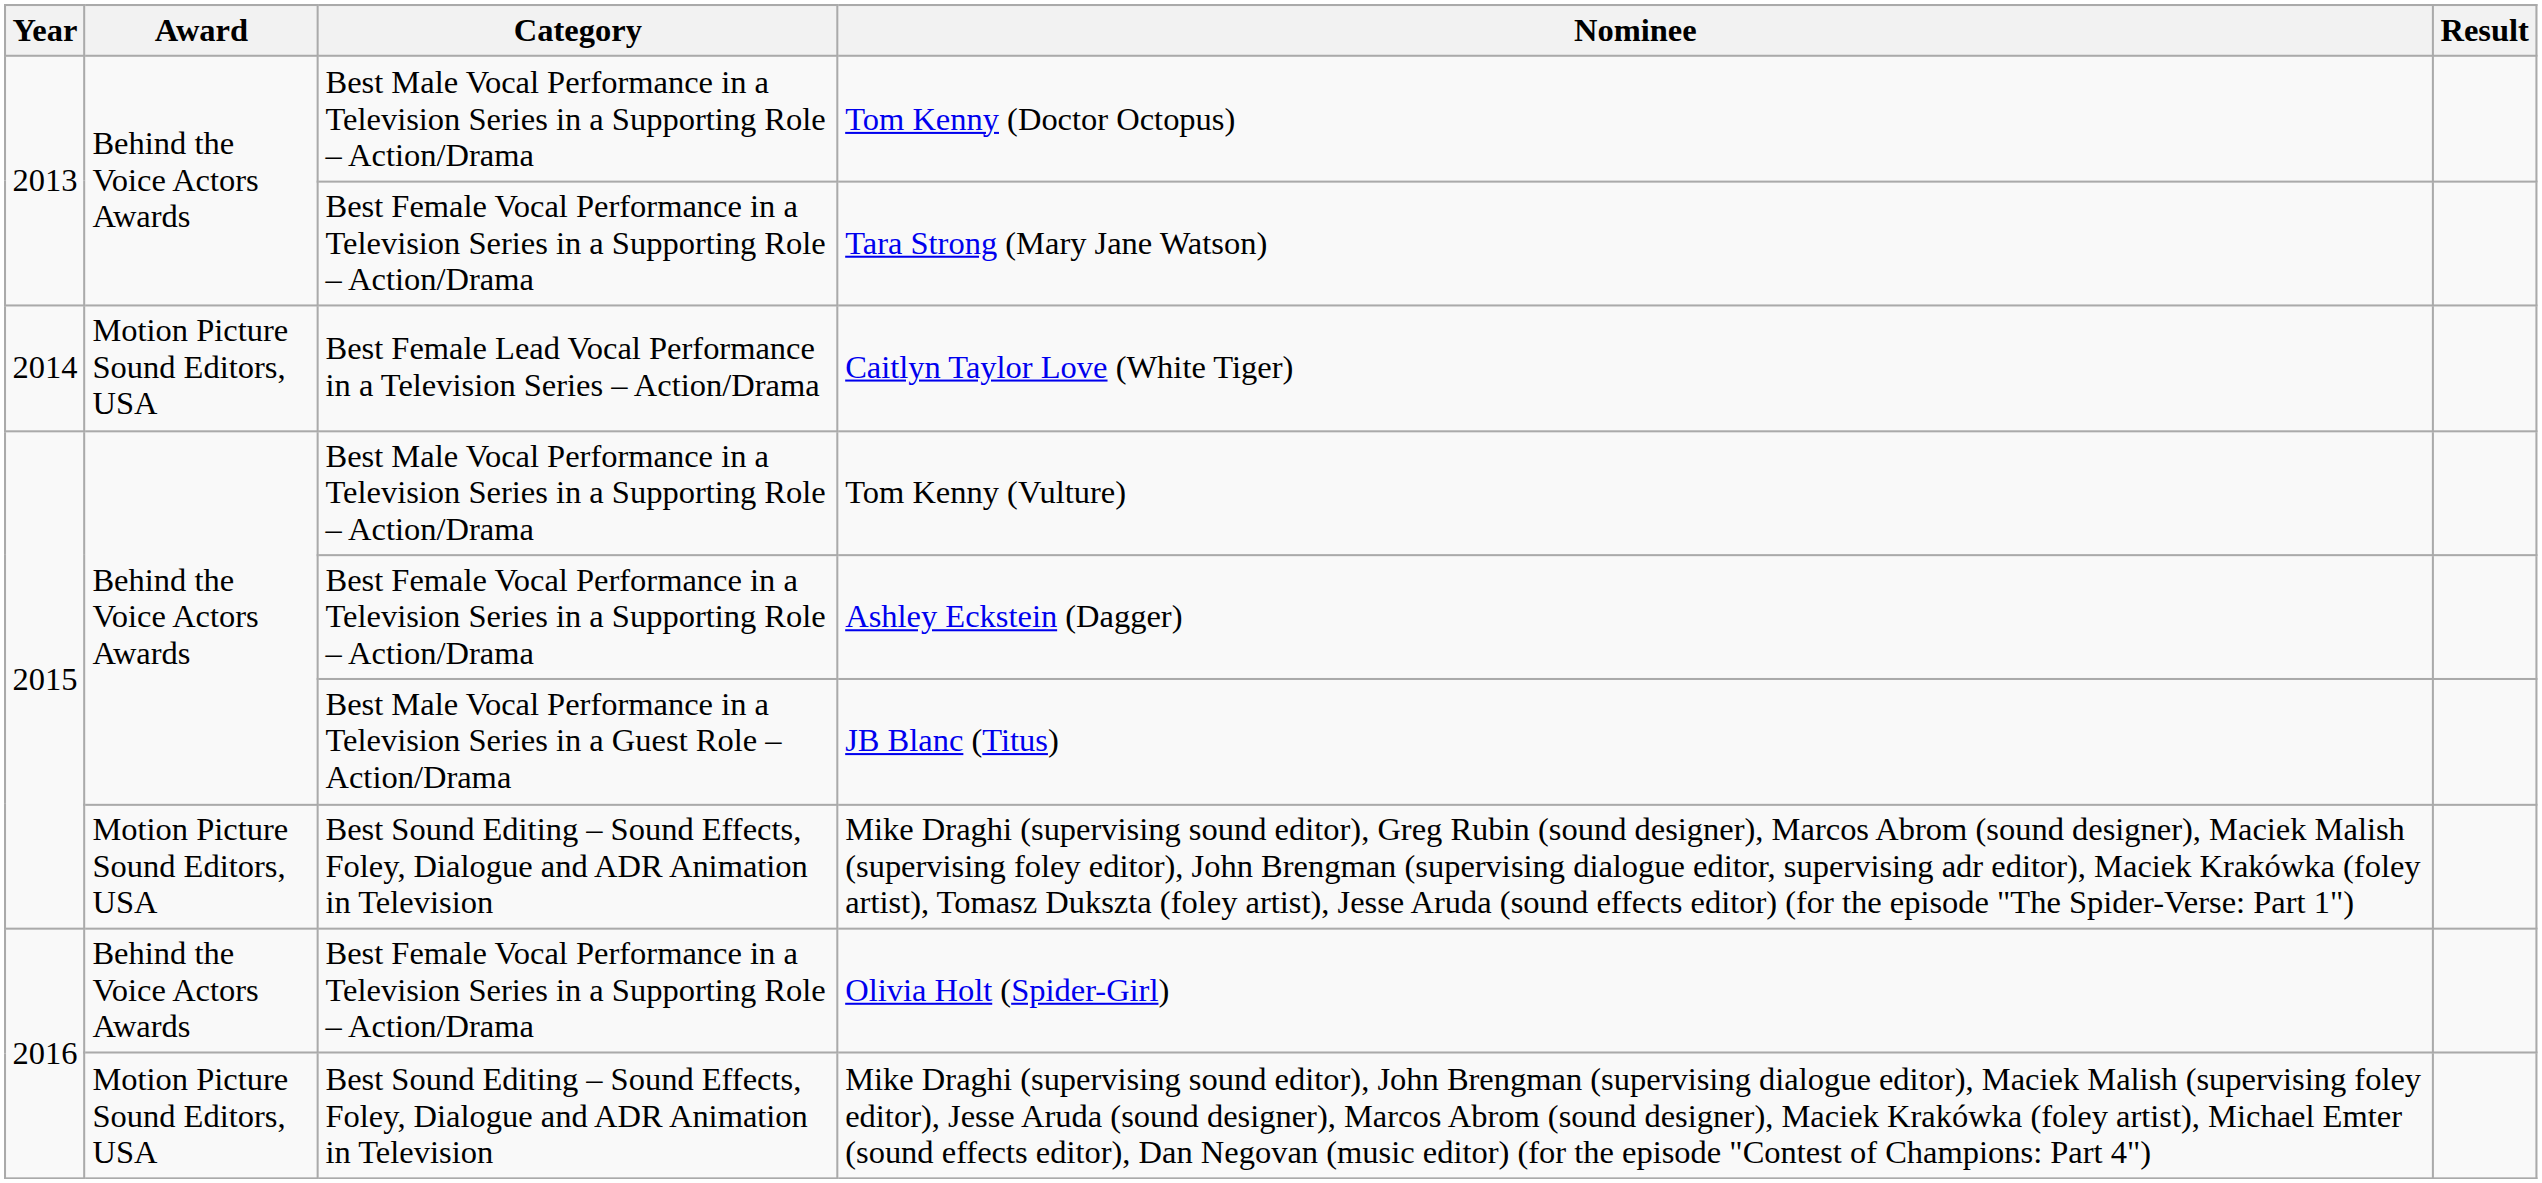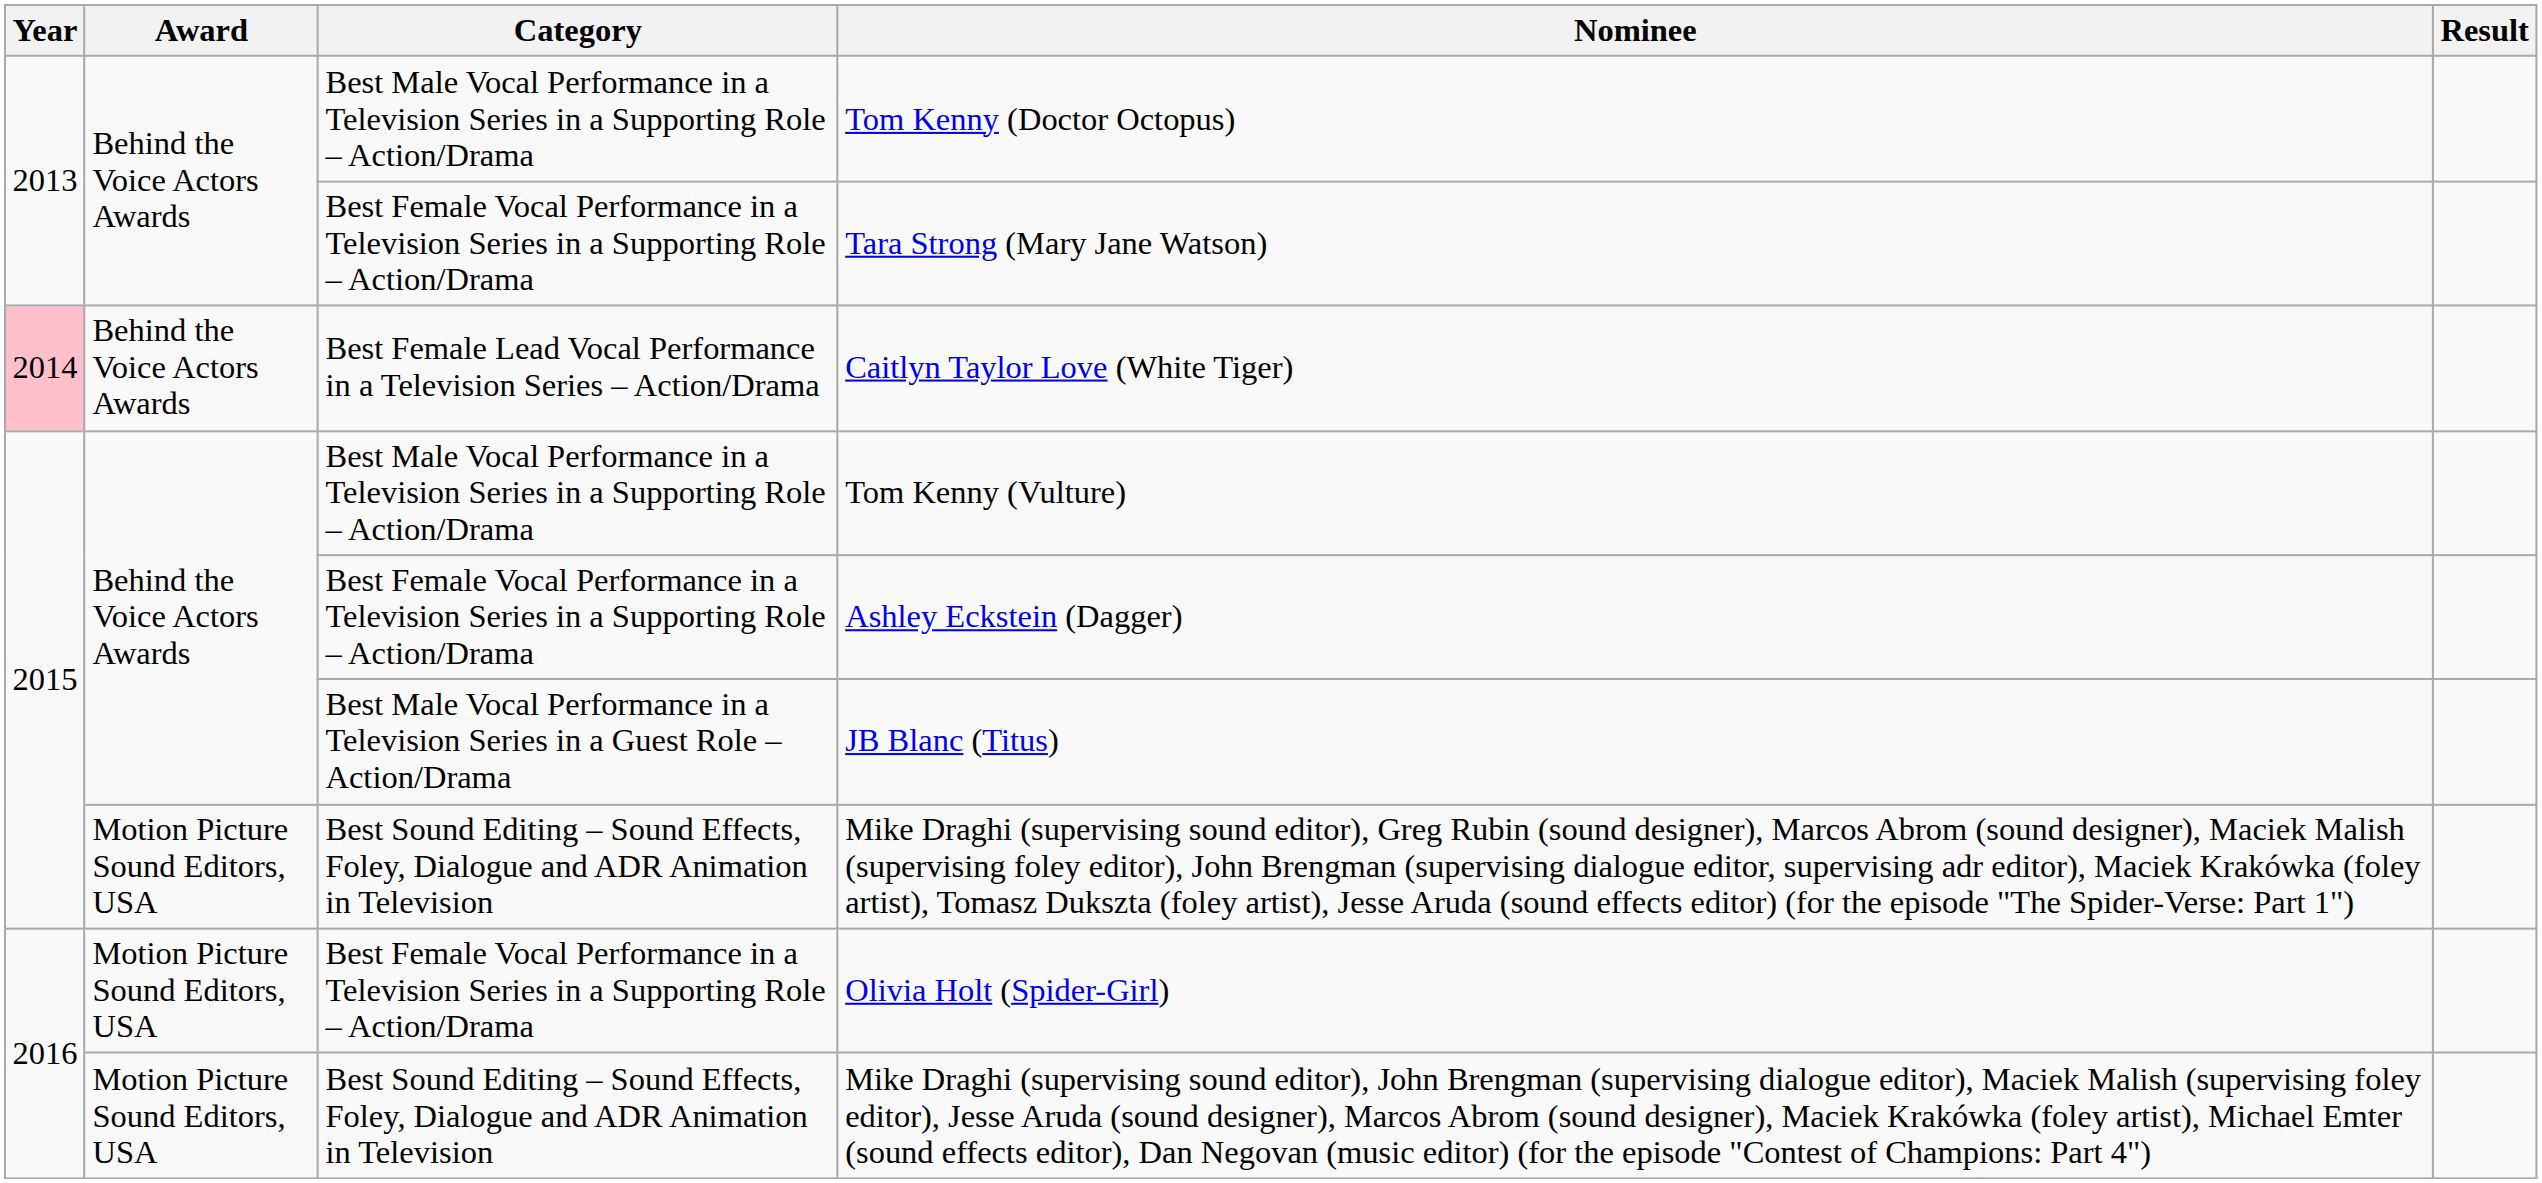(45, 367) no background -> (45, 367) pink background
(190, 367) Motion Picture Sound Editors, USA -> (176, 367) Behind the Voice Actors Awards
(176, 990) Behind the Voice Actors Awards -> (190, 990) Motion Picture Sound Editors, USA
